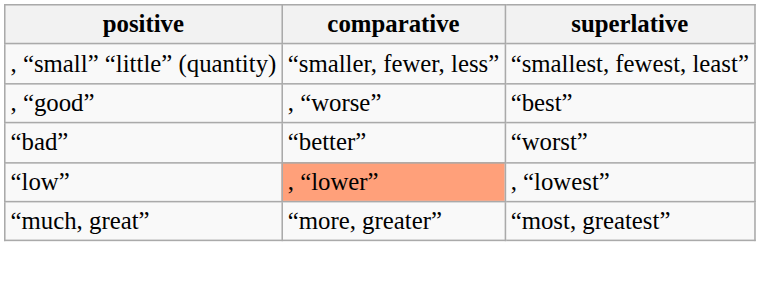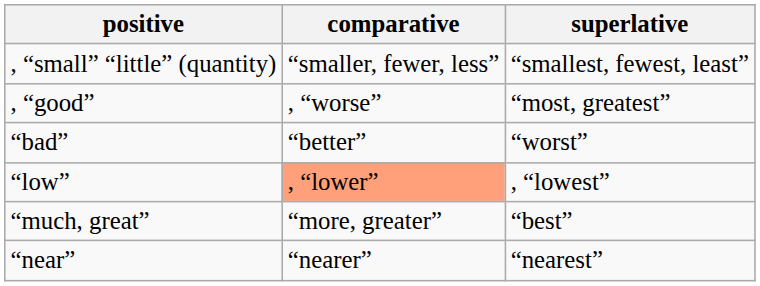(542, 102) “best” -> (591, 102) “most, greatest”
(591, 220) “most, greatest” -> (542, 220) “best”
+ row: (43, 260)
